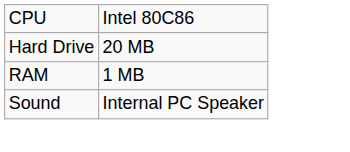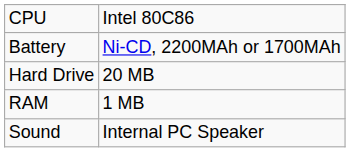+ row: (37, 47)
